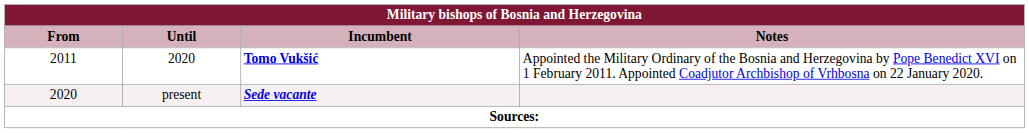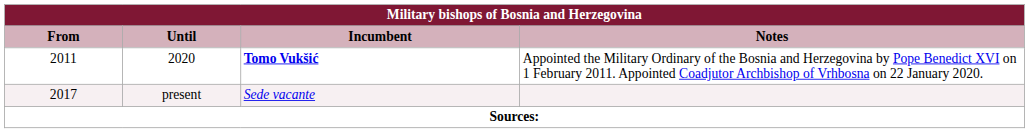(63, 95) 2020 -> (63, 95) 2017
(280, 95) bold -> (279, 95) normal
